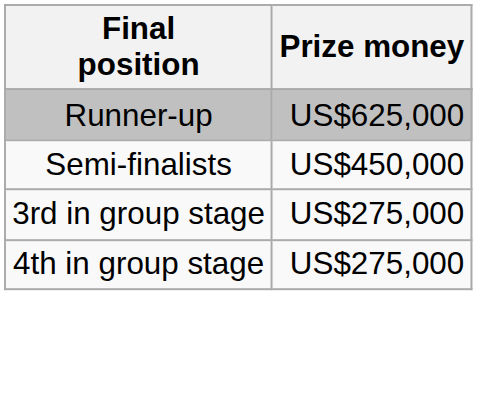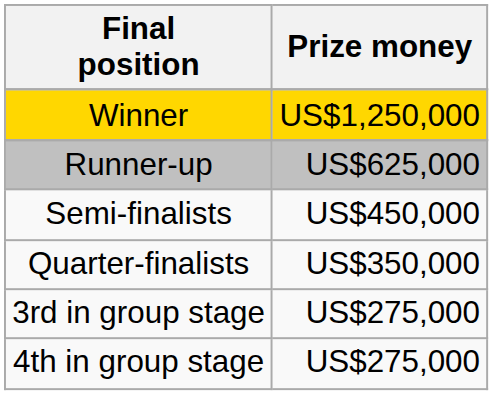+ row: (139, 114)
+ row: (139, 263)
